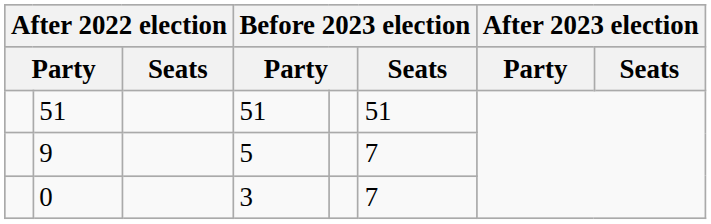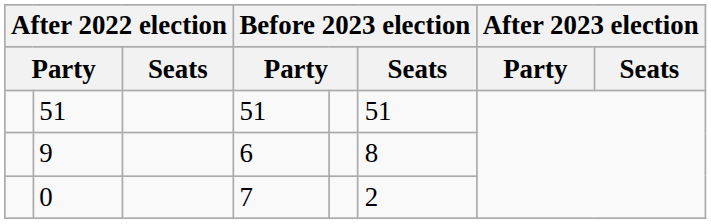(246, 153) 5 -> (246, 153) 6
(371, 153) 7 -> (371, 153) 8
(246, 196) 3 -> (246, 196) 7
(371, 196) 7 -> (371, 196) 2
